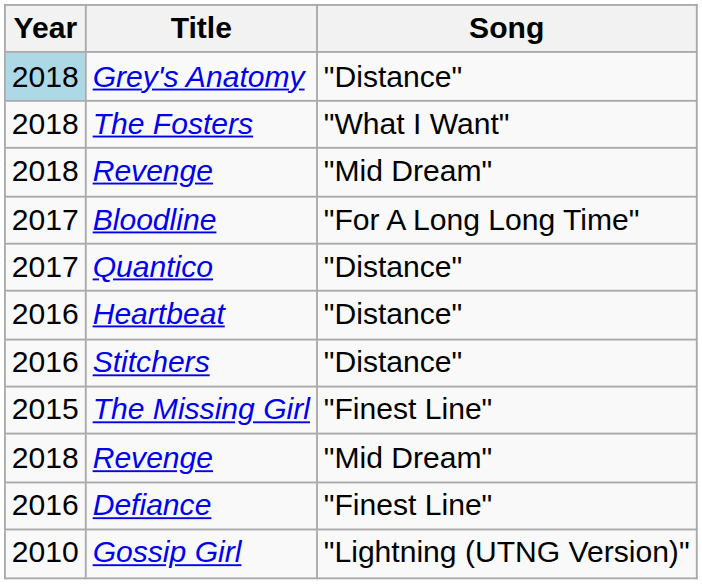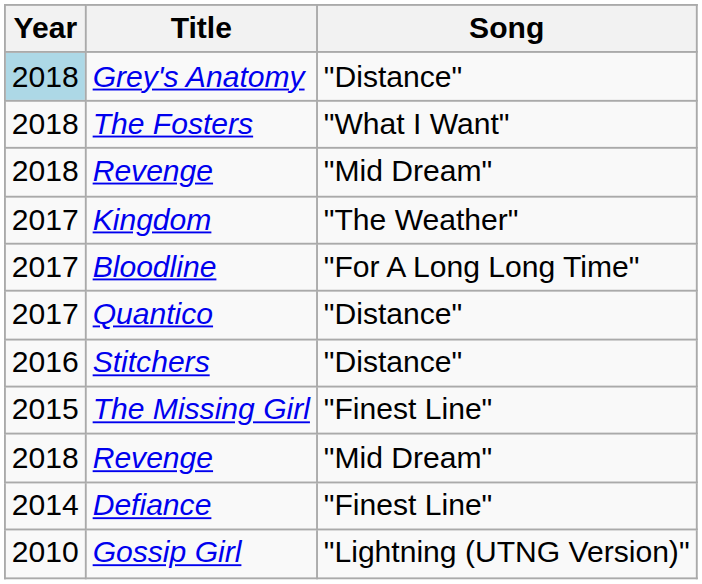+ row: (152, 219)
- row: (159, 314)
(45, 505) 2016 -> (45, 505) 2014
